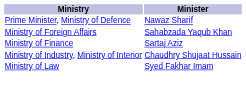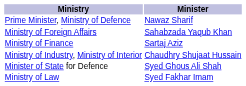+ row: (56, 66)
